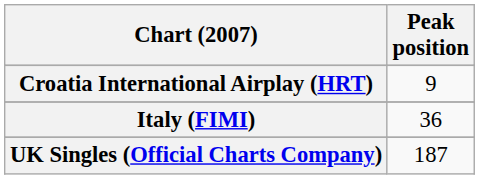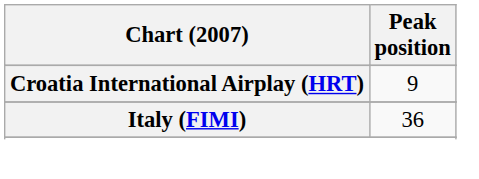- row: (196, 155)
